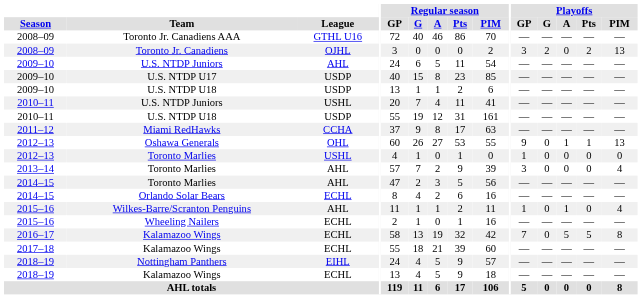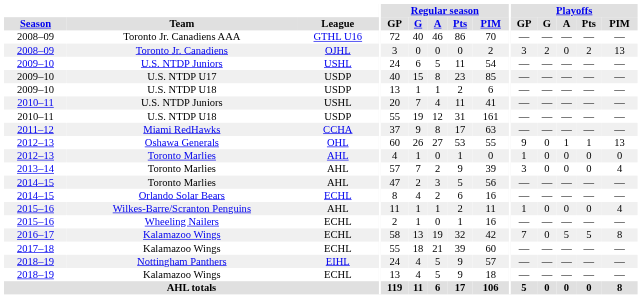(338, 63) AHL -> (338, 63) USHL
(338, 155) USHL -> (338, 155) AHL
(566, 208) 1 -> (566, 208) 0
